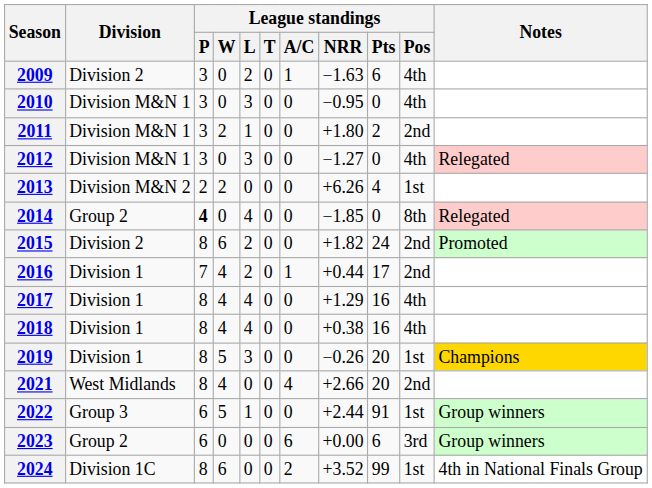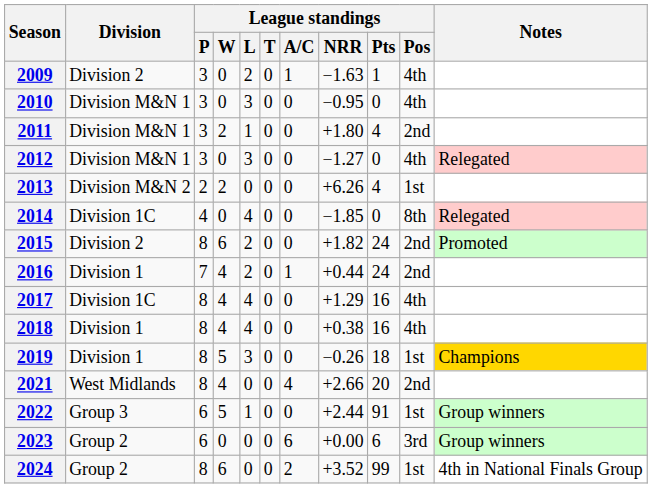(376, 74) 6 -> (376, 74) 1
(376, 131) 2 -> (376, 131) 4
(98, 215) Group 2 -> (112, 215) Division 1C
(203, 215) bold -> (203, 215) normal
(381, 272) 17 -> (381, 272) 24
(106, 300) Division 1 -> (112, 300) Division 1C
(381, 356) 20 -> (381, 356) 18
(112, 469) Division 1C -> (98, 469) Group 2
